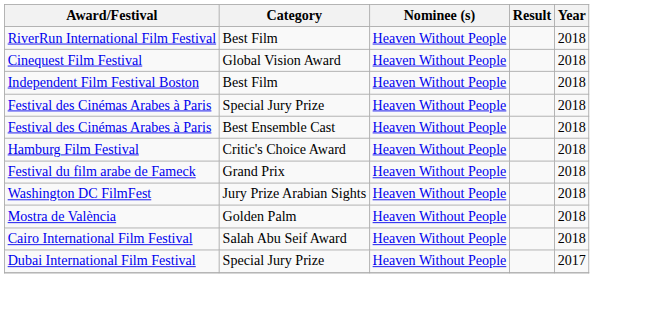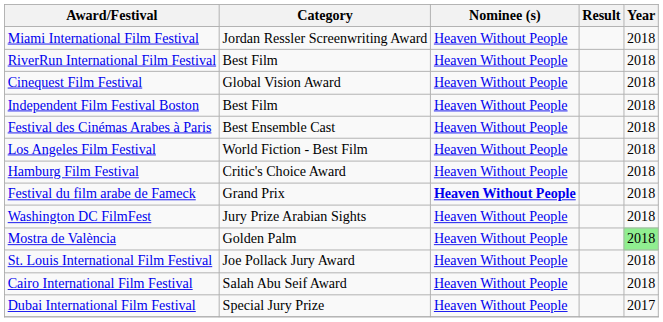+ row: (103, 37)
- row: (110, 104)
+ row: (82, 149)
(439, 171) normal -> (505, 194) bold
(572, 216) no background -> (641, 238) lightgreen background
+ row: (110, 261)
